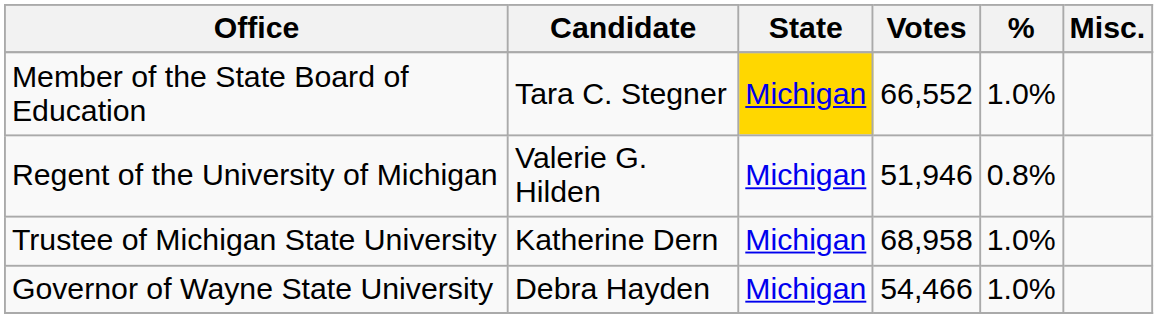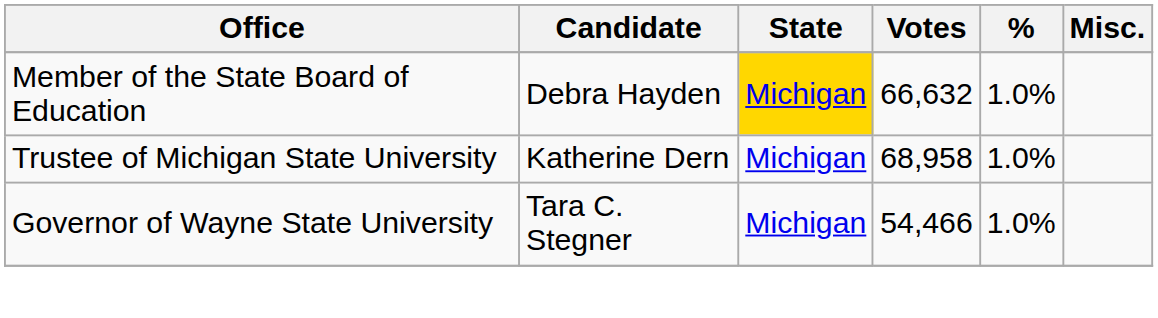(621, 93) Tara C. Stegner -> (623, 93) Debra Hayden
(926, 93) 66,552 -> (926, 93) 66,632
- row: (255, 175)
(613, 288) Debra Hayden -> (579, 223) Tara C. Stegner
